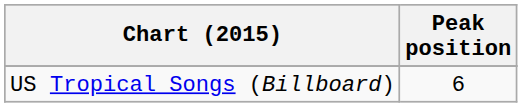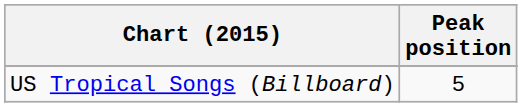(458, 84) 6 -> (458, 84) 5
